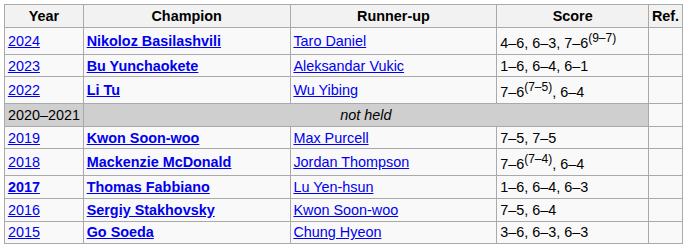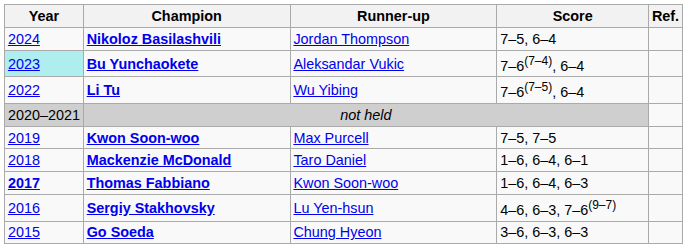(330, 41) Taro Daniel -> (351, 39) Jordan Thompson
(558, 41) 4–6, 6–3, 7–6(9–7) -> (528, 39) 7–5, 6–4
(24, 66) no background -> (24, 64) paleturquoise background
(544, 66) 1–6, 6–4, 6–1 -> (542, 64) 7–6(7–4), 6–4
(351, 162) Jordan Thompson -> (330, 160) Taro Daniel
(542, 162) 7–6(7–4), 6–4 -> (544, 160) 1–6, 6–4, 6–1
(333, 187) Lu Yen-hsun -> (346, 183) Kwon Soon-woo
(346, 210) Kwon Soon-woo -> (333, 208) Lu Yen-hsun
(528, 210) 7–5, 6–4 -> (558, 208) 4–6, 6–3, 7–6(9–7)
